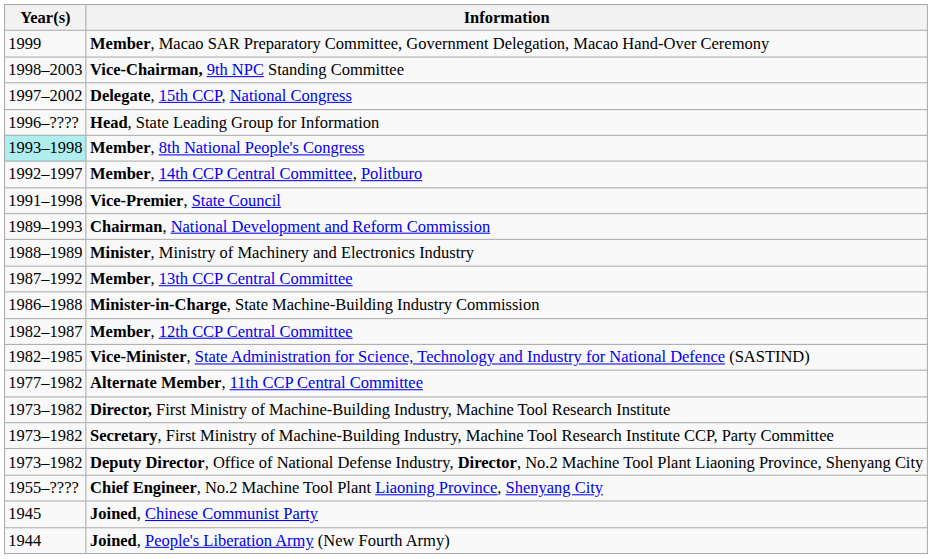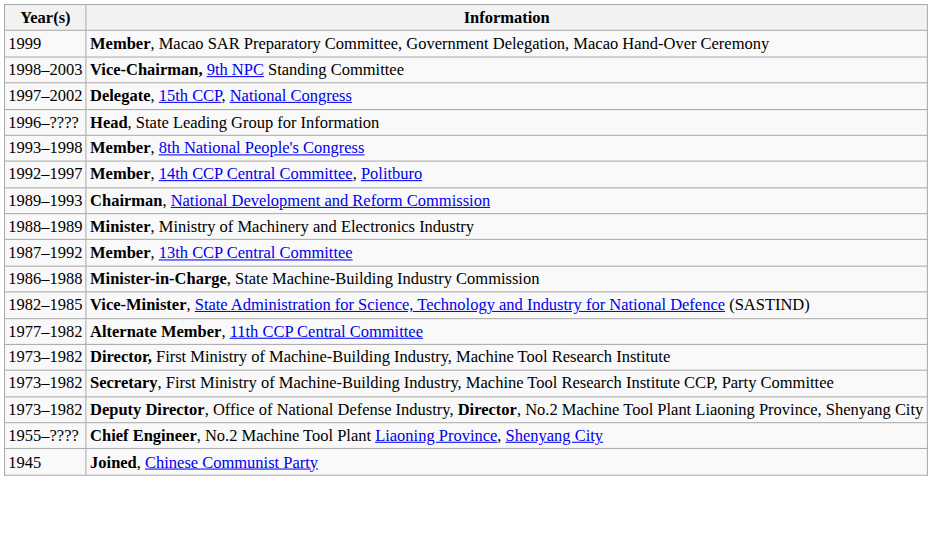(45, 148) paleturquoise background -> (45, 148) no background
- row: (185, 200)
- row: (221, 331)
- row: (270, 540)
